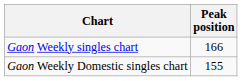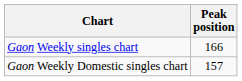(214, 66) 155 -> (214, 66) 157
